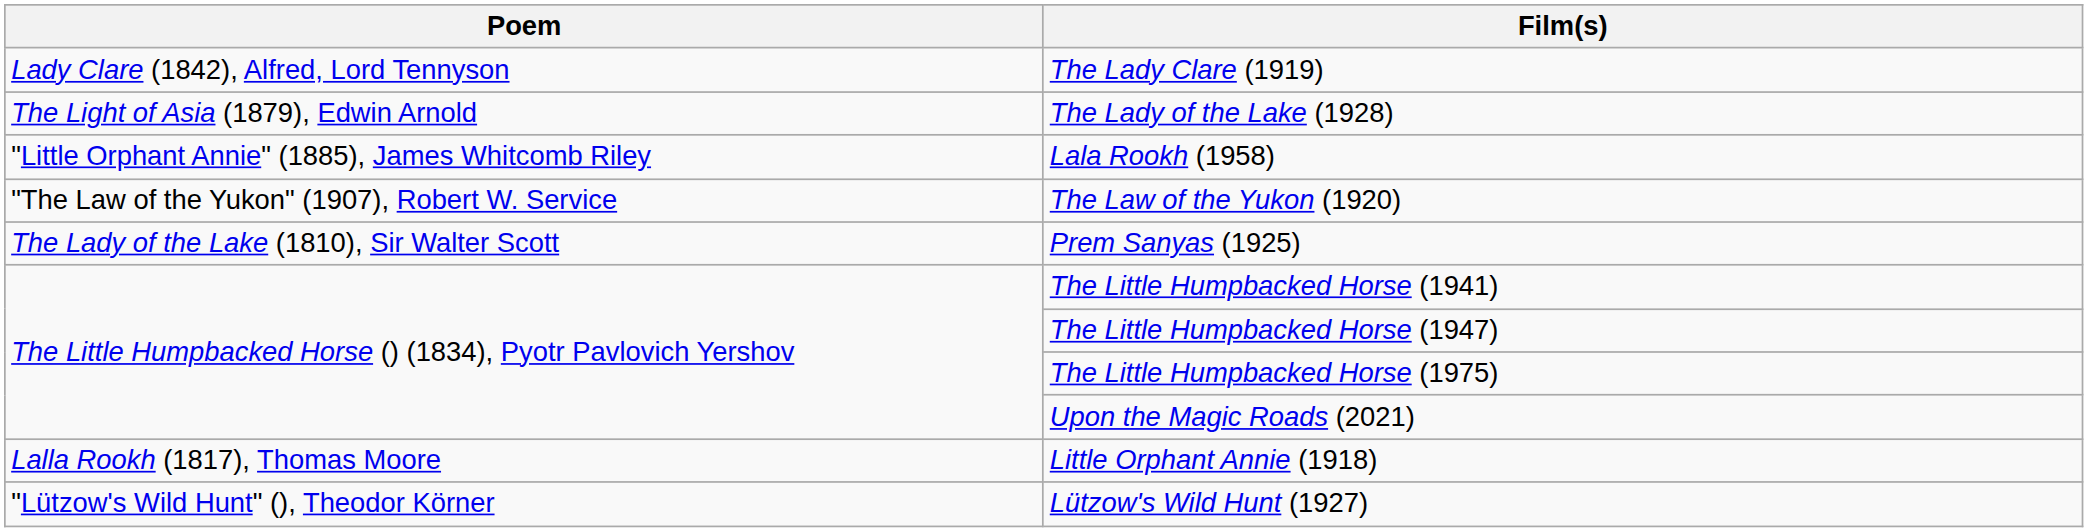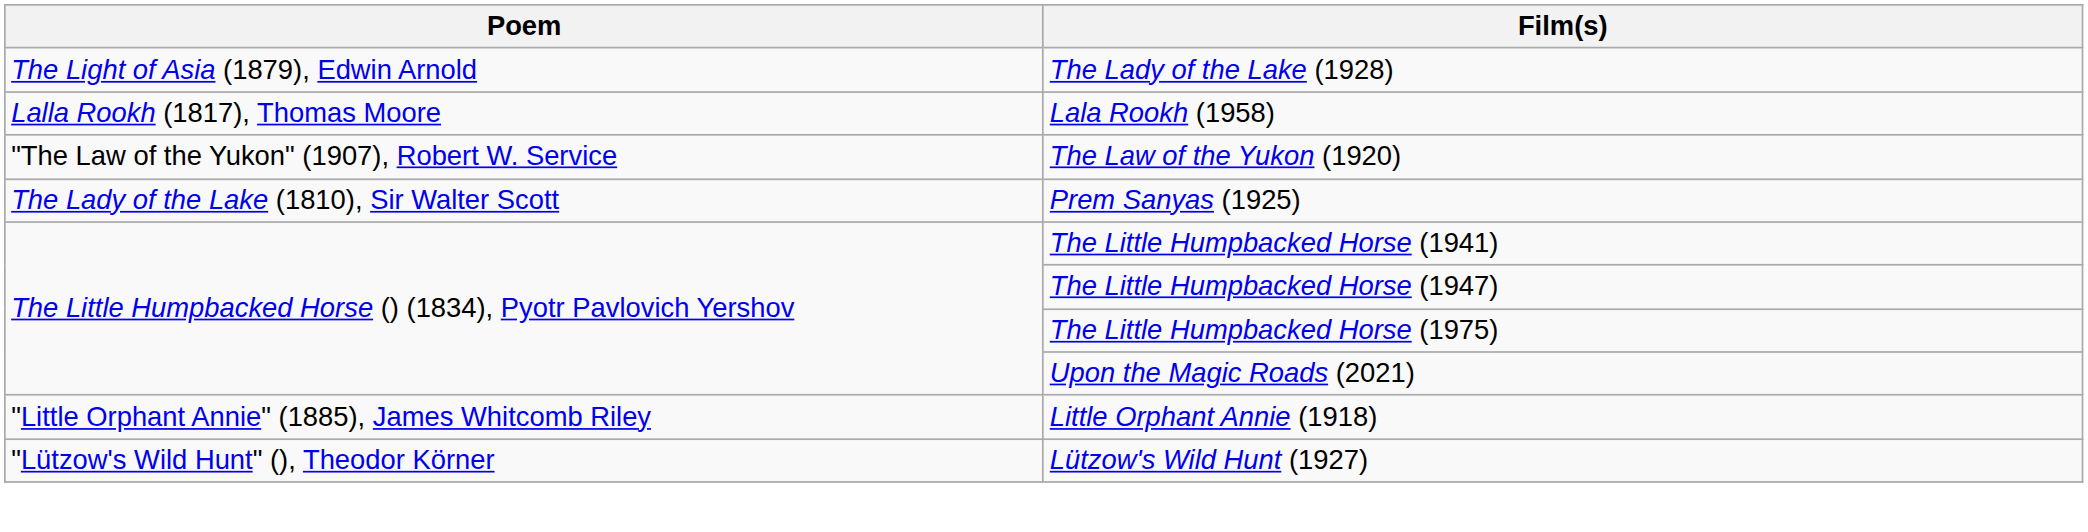- row: (1187, 69)
(331, 156) "Little Orphant Annie" (1885), James Whitcomb Riley -> (226, 112) Lalla Rookh (1817), Thomas Moore
(226, 460) Lalla Rookh (1817), Thomas Moore -> (331, 416) "Little Orphant Annie" (1885), James Whitcomb Riley
